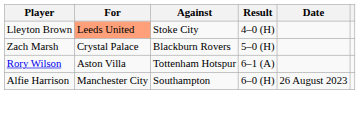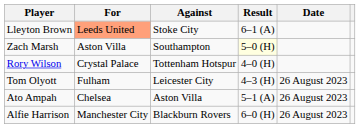(258, 30) 4–0 (H) -> (258, 30) 6–1 (A)
(108, 47) Crystal Palace -> (101, 47) Aston Villa
(192, 47) Blackburn Rovers -> (182, 47) Southampton
(258, 47) no background -> (258, 47) lightyellow background
(101, 64) Aston Villa -> (108, 64) Crystal Palace
(258, 64) 6–1 (A) -> (258, 64) 4–0 (H)
+ row: (32, 81)
+ row: (32, 98)
(182, 81) Southampton -> (192, 115) Blackburn Rovers
